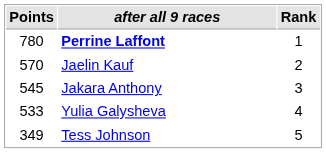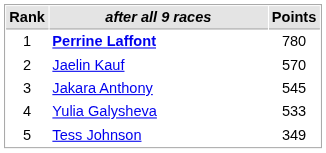columns swapped: (298, 17) <-> (32, 17)
